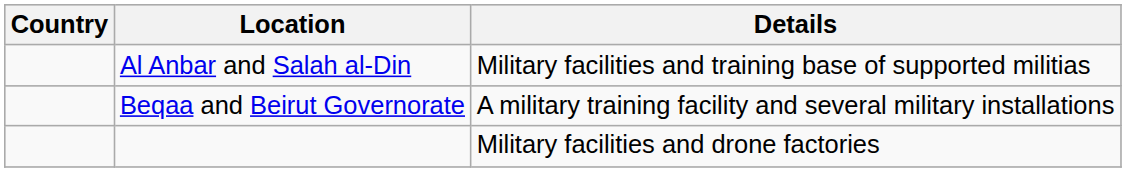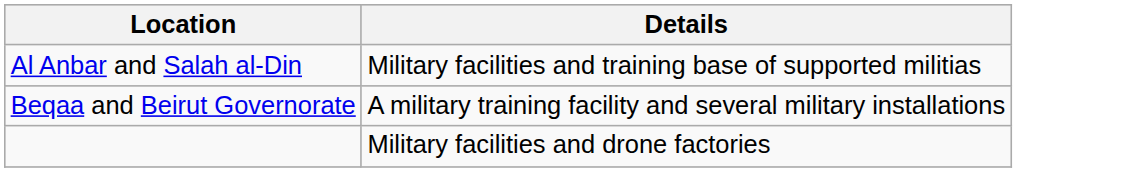- column: (59, 24)
